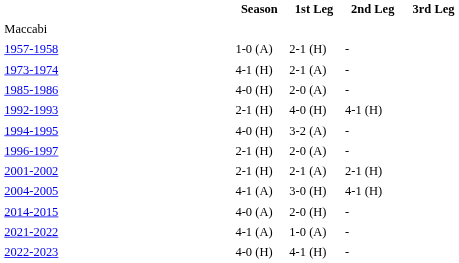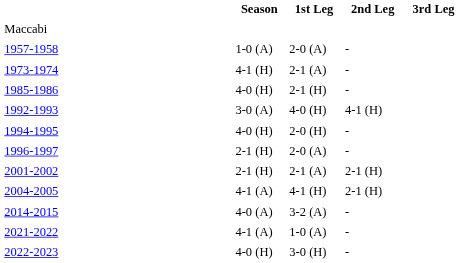(308, 49) 2-1 (H) -> (308, 49) 2-0 (A)
(308, 90) 2-0 (A) -> (308, 90) 2-1 (H)
(254, 110) 2-1 (H) -> (254, 110) 3-0 (A)
(308, 130) 3-2 (A) -> (308, 130) 2-0 (H)
(308, 191) 3-0 (H) -> (308, 191) 4-1 (H)
(364, 191) 4-1 (H) -> (364, 191) 2-1 (H)
(308, 211) 2-0 (H) -> (308, 211) 3-2 (A)
(308, 252) 4-1 (H) -> (308, 252) 3-0 (H)
